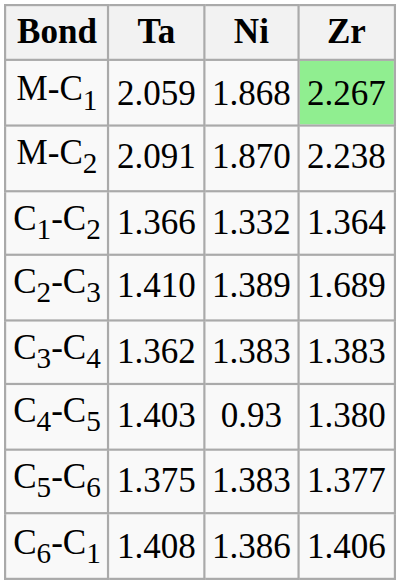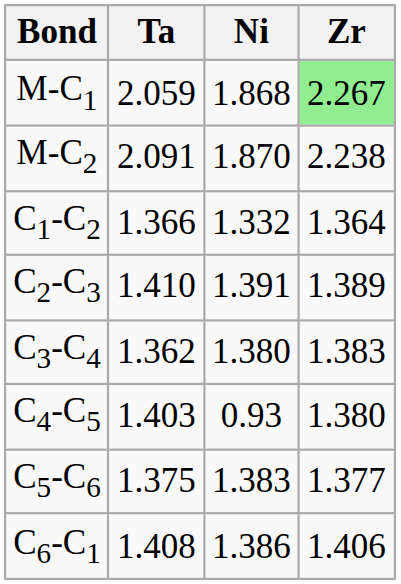(251, 286) 1.389 -> (251, 286) 1.391
(346, 286) 1.689 -> (346, 286) 1.389
(251, 351) 1.383 -> (251, 351) 1.380
